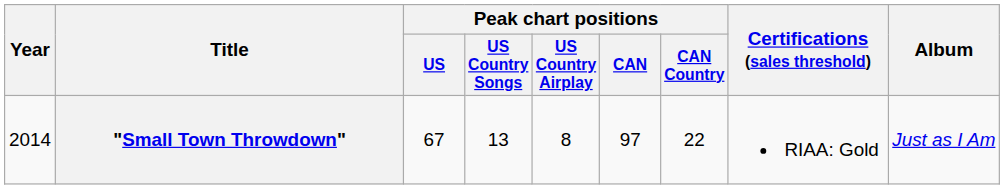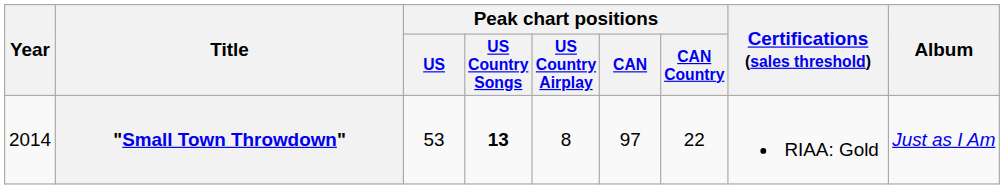(434, 139) 67 -> (434, 139) 53
(498, 139) normal -> (498, 139) bold
